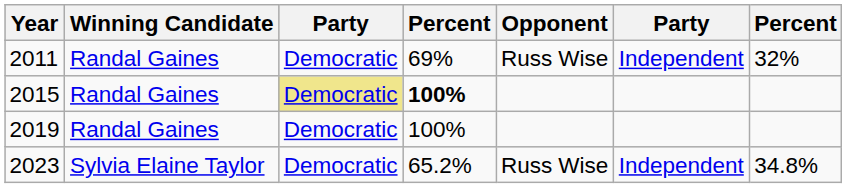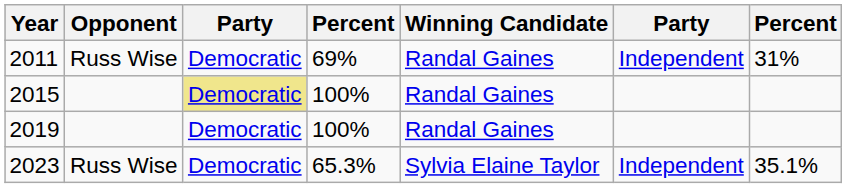columns swapped: (172, 23) <-> (555, 23)
(777, 58) 32% -> (777, 58) 31%
(437, 94) bold -> (341, 94) normal
(440, 165) 65.2% -> (344, 165) 65.3%
(786, 165) 34.8% -> (786, 165) 35.1%
